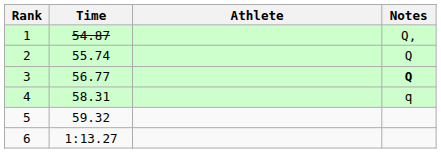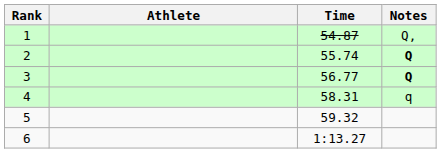columns swapped: (257, 15) <-> (91, 15)
(409, 56) normal -> (409, 56) bold
